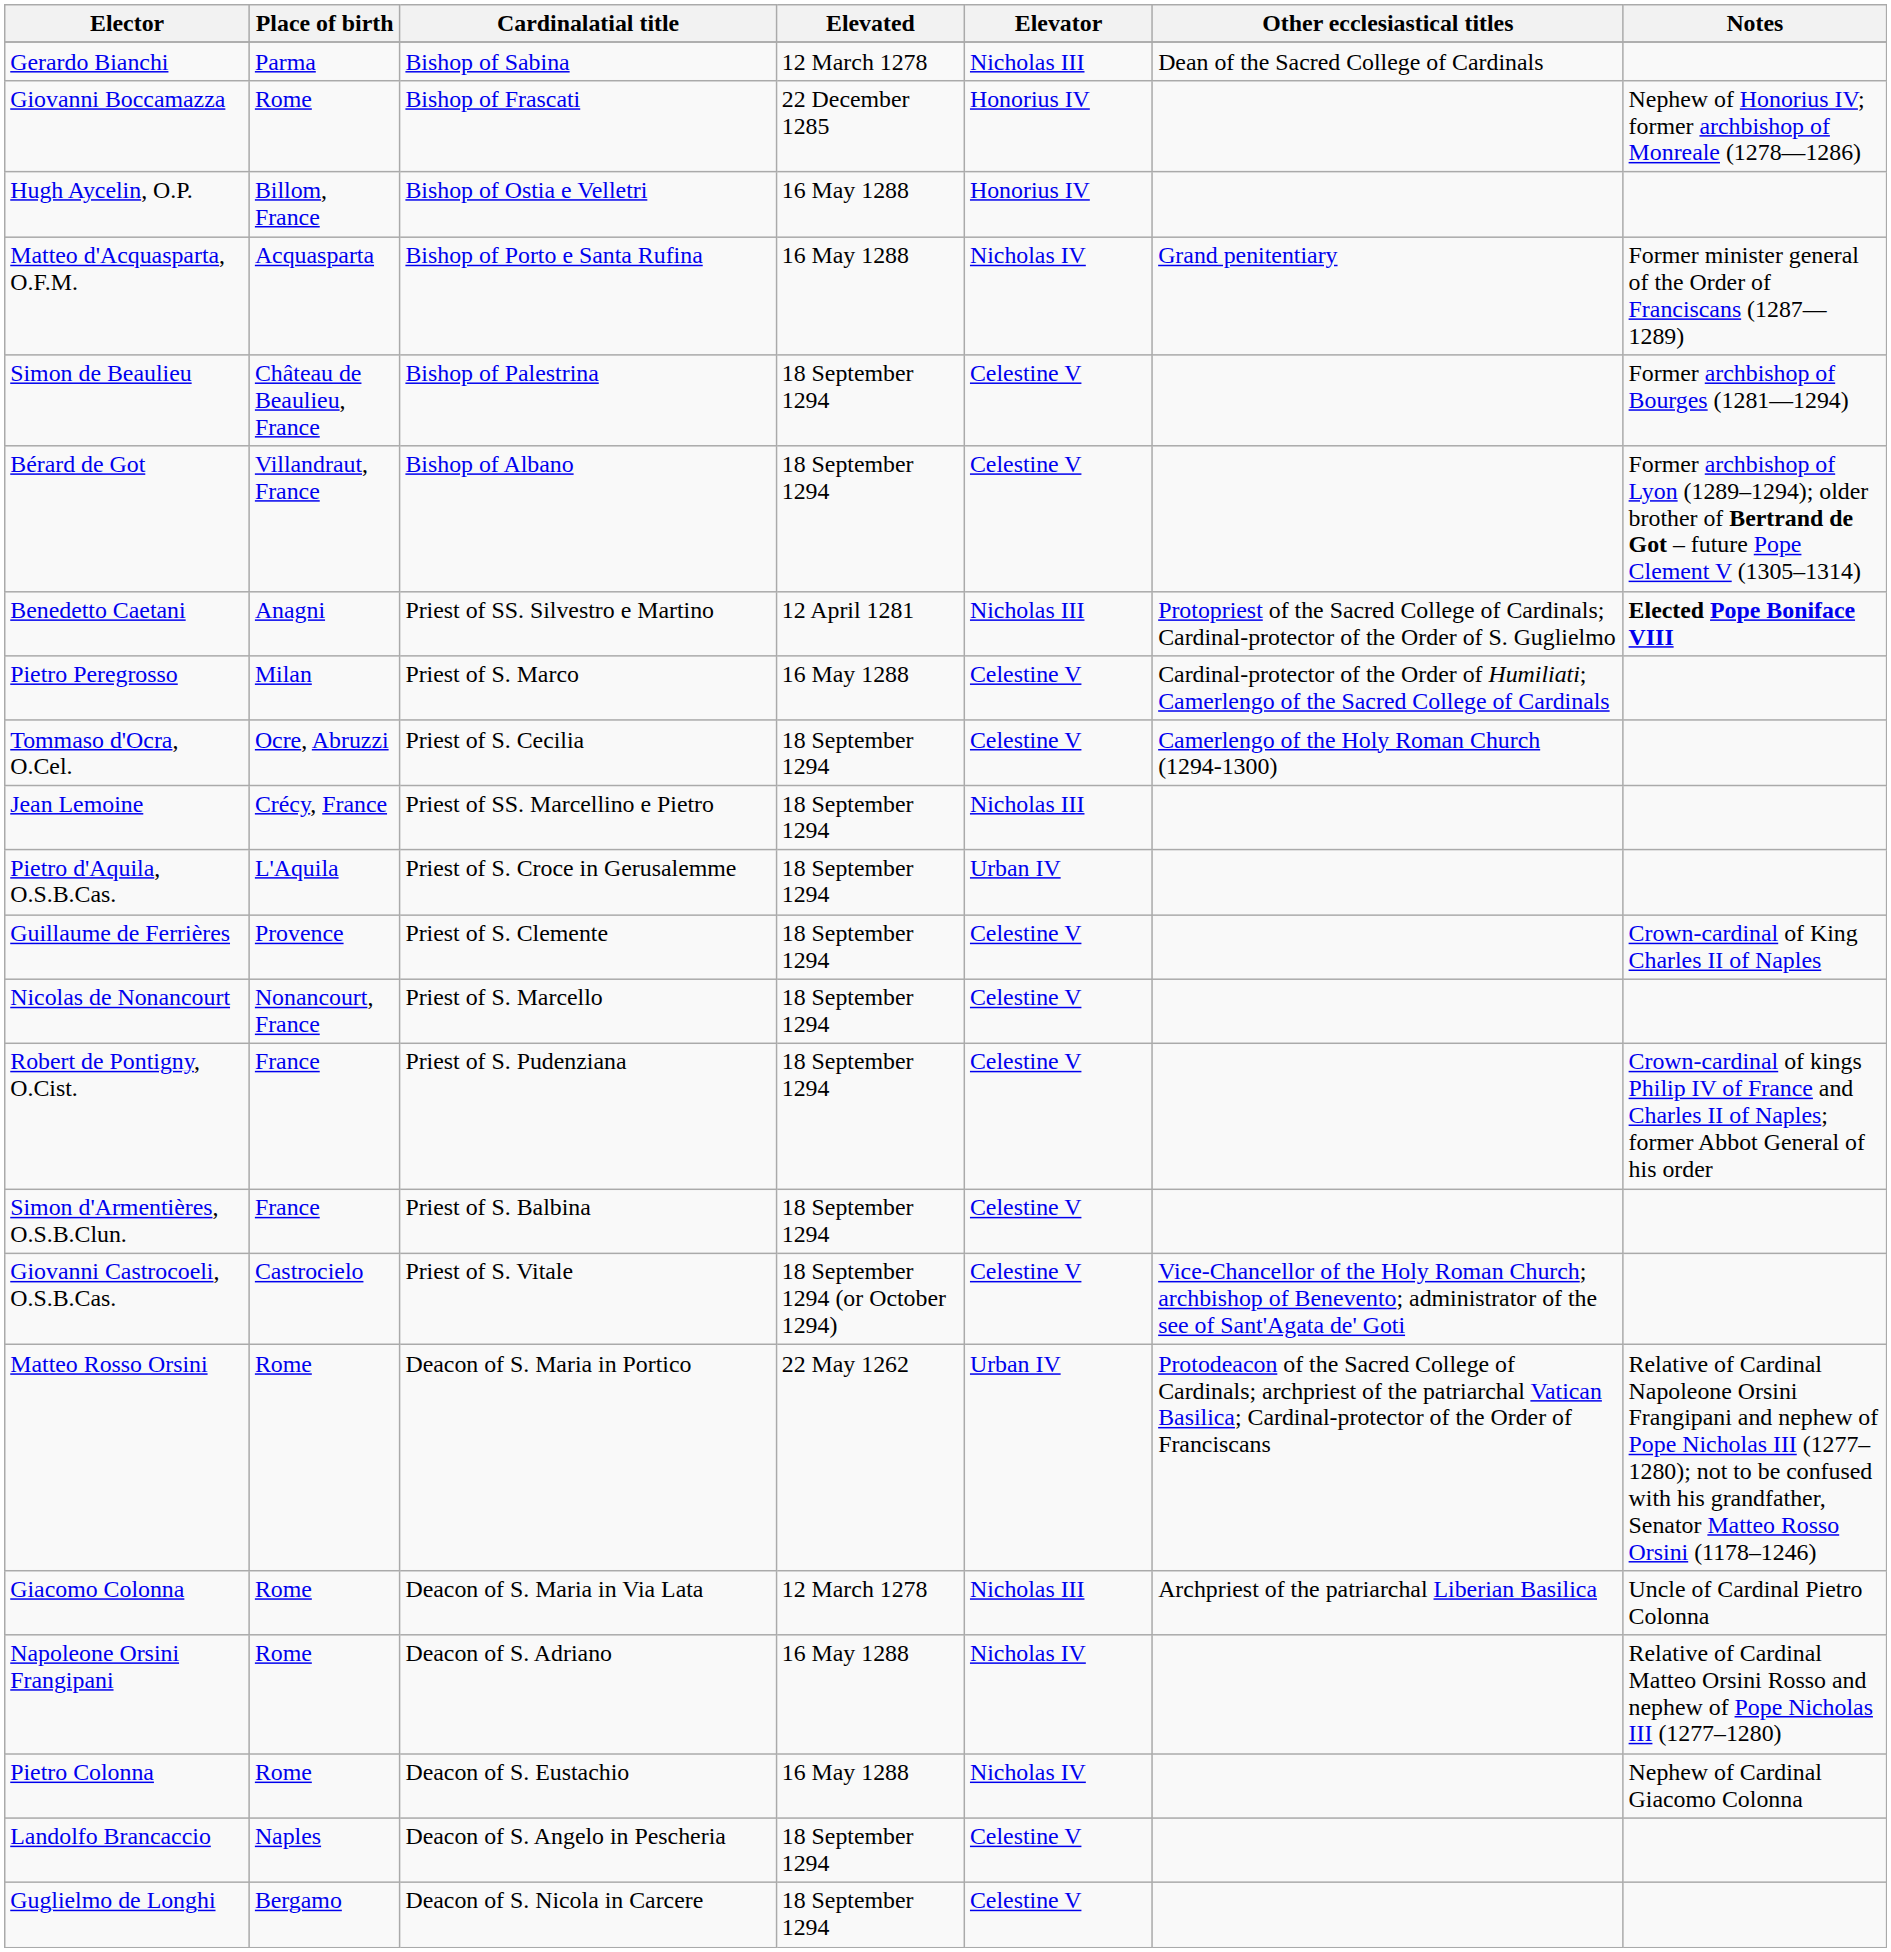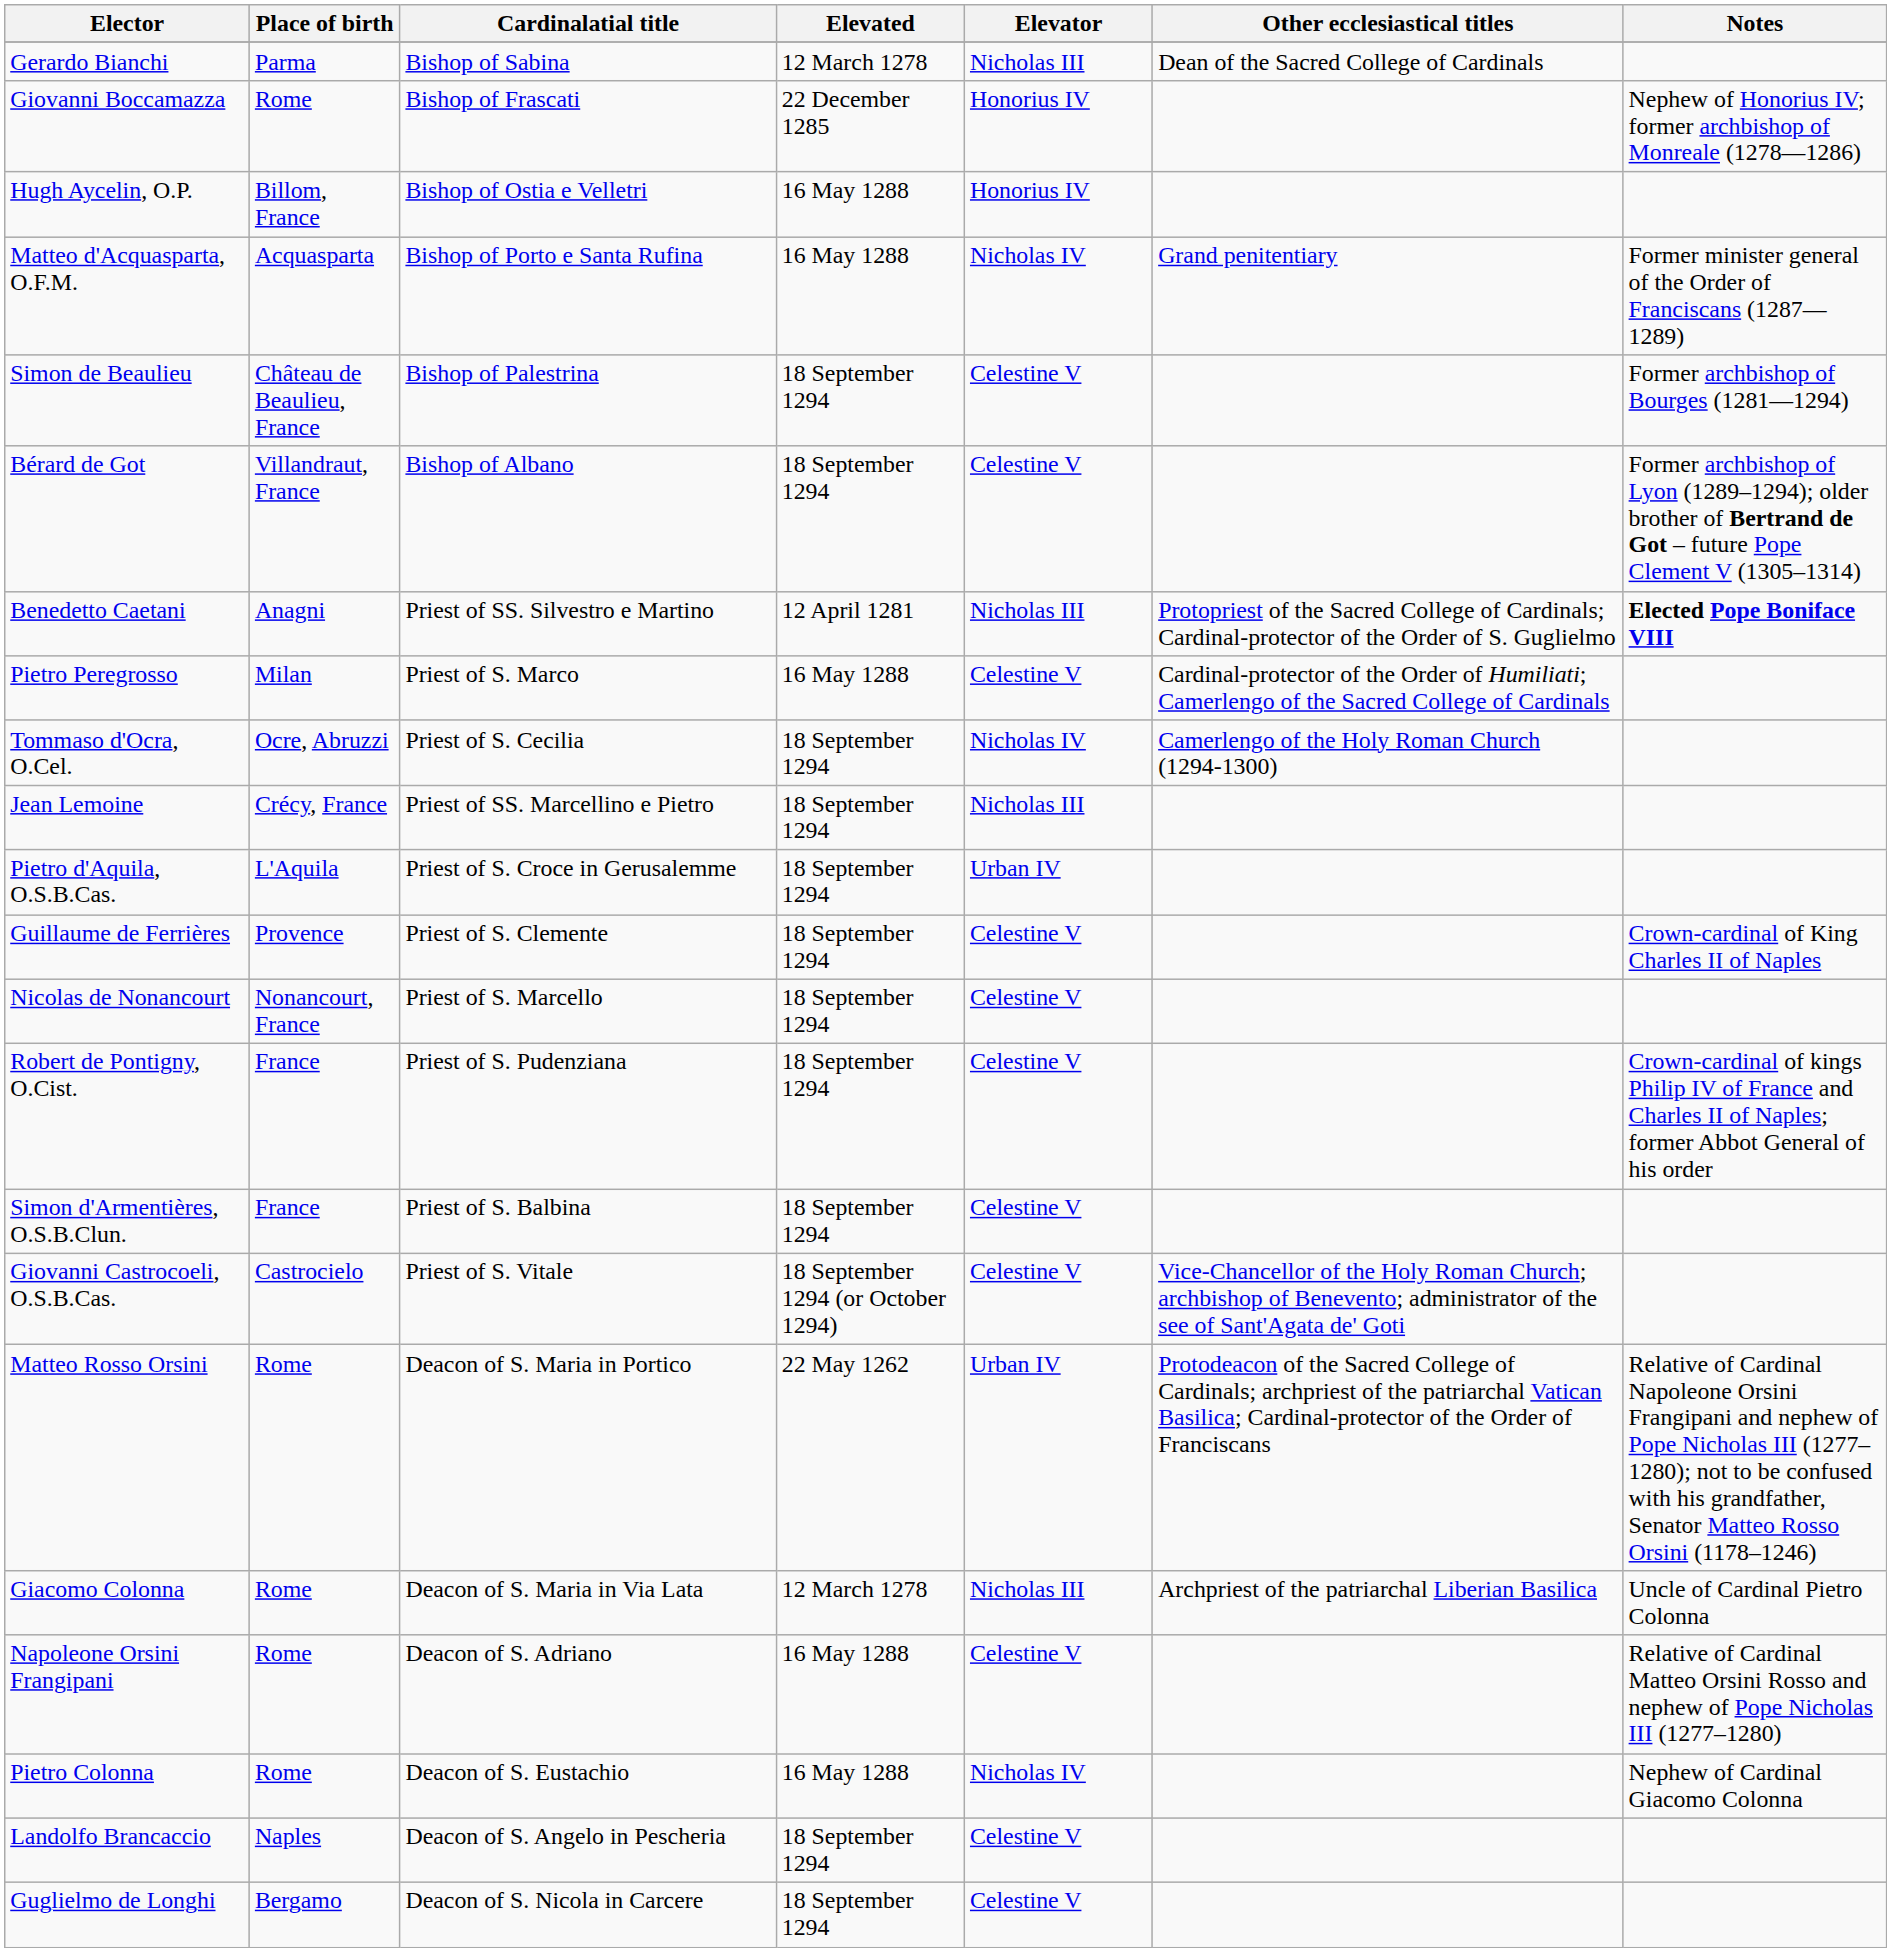(1026, 739) Celestine V -> (1028, 739) Nicholas IV
(1028, 1653) Nicholas IV -> (1026, 1653) Celestine V
